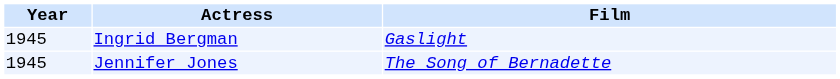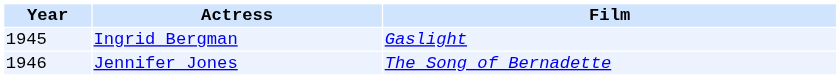(26, 63) 1945 -> (26, 63) 1946
